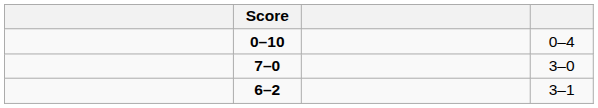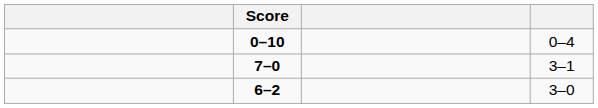(562, 66) 3–0 -> (562, 66) 3–1
(562, 90) 3–1 -> (562, 90) 3–0
